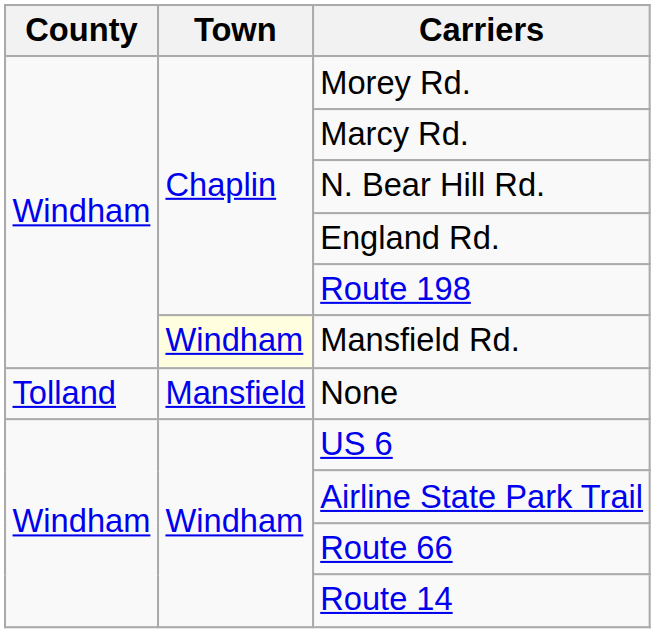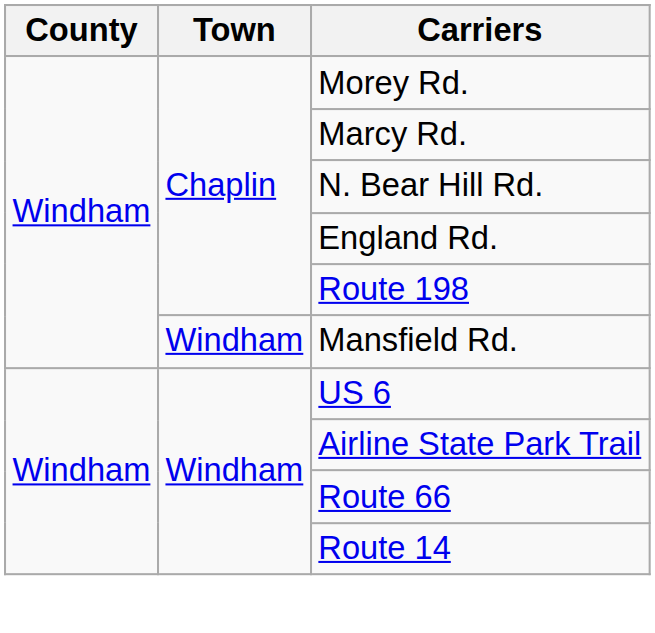(234, 340) lightyellow background -> (234, 340) no background
- row: (359, 392)
